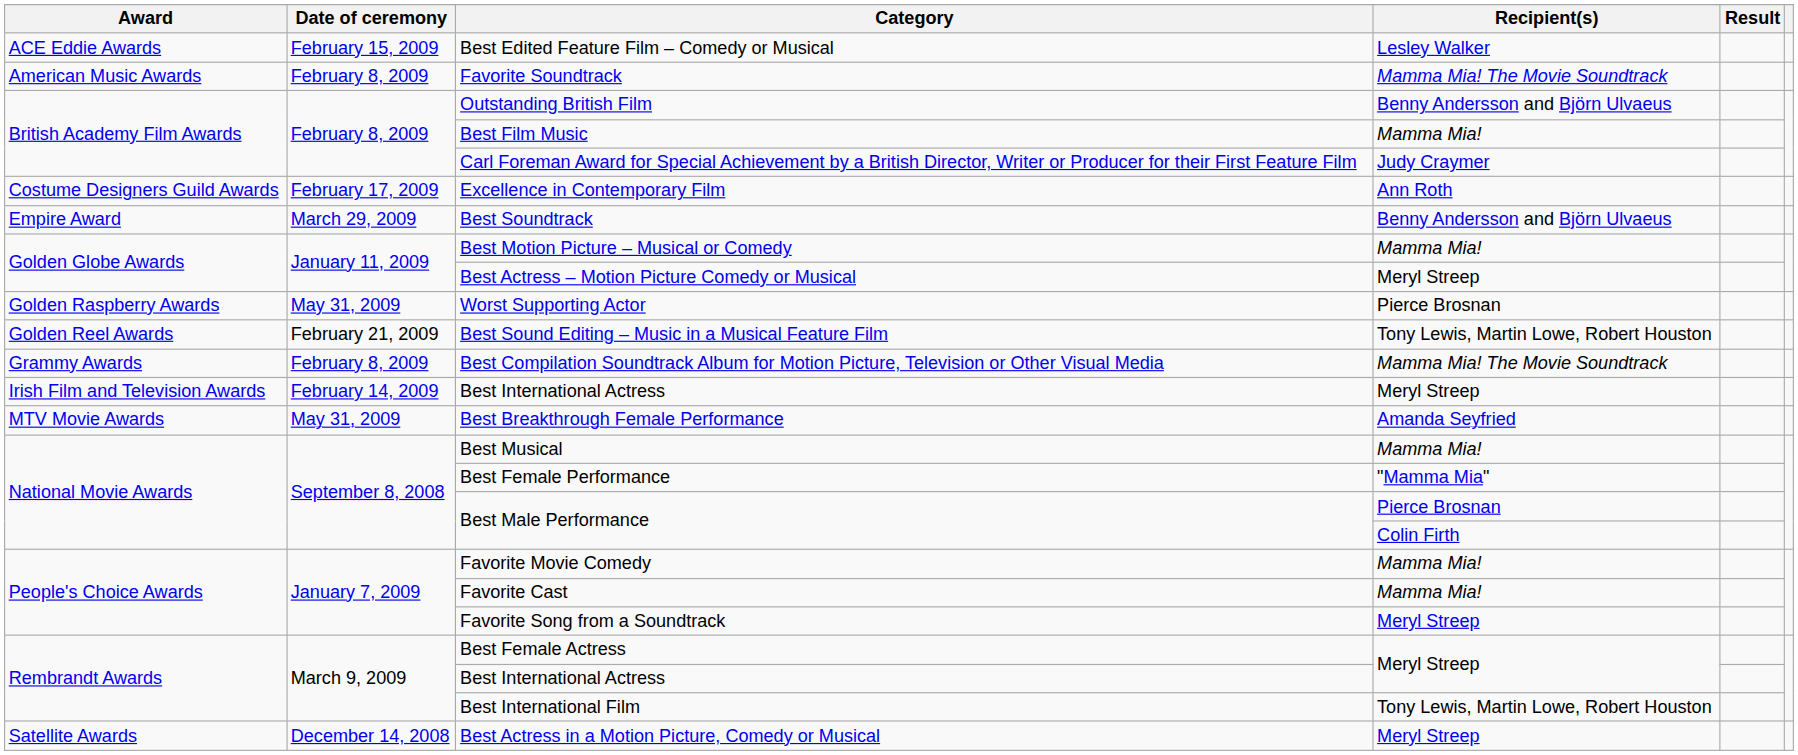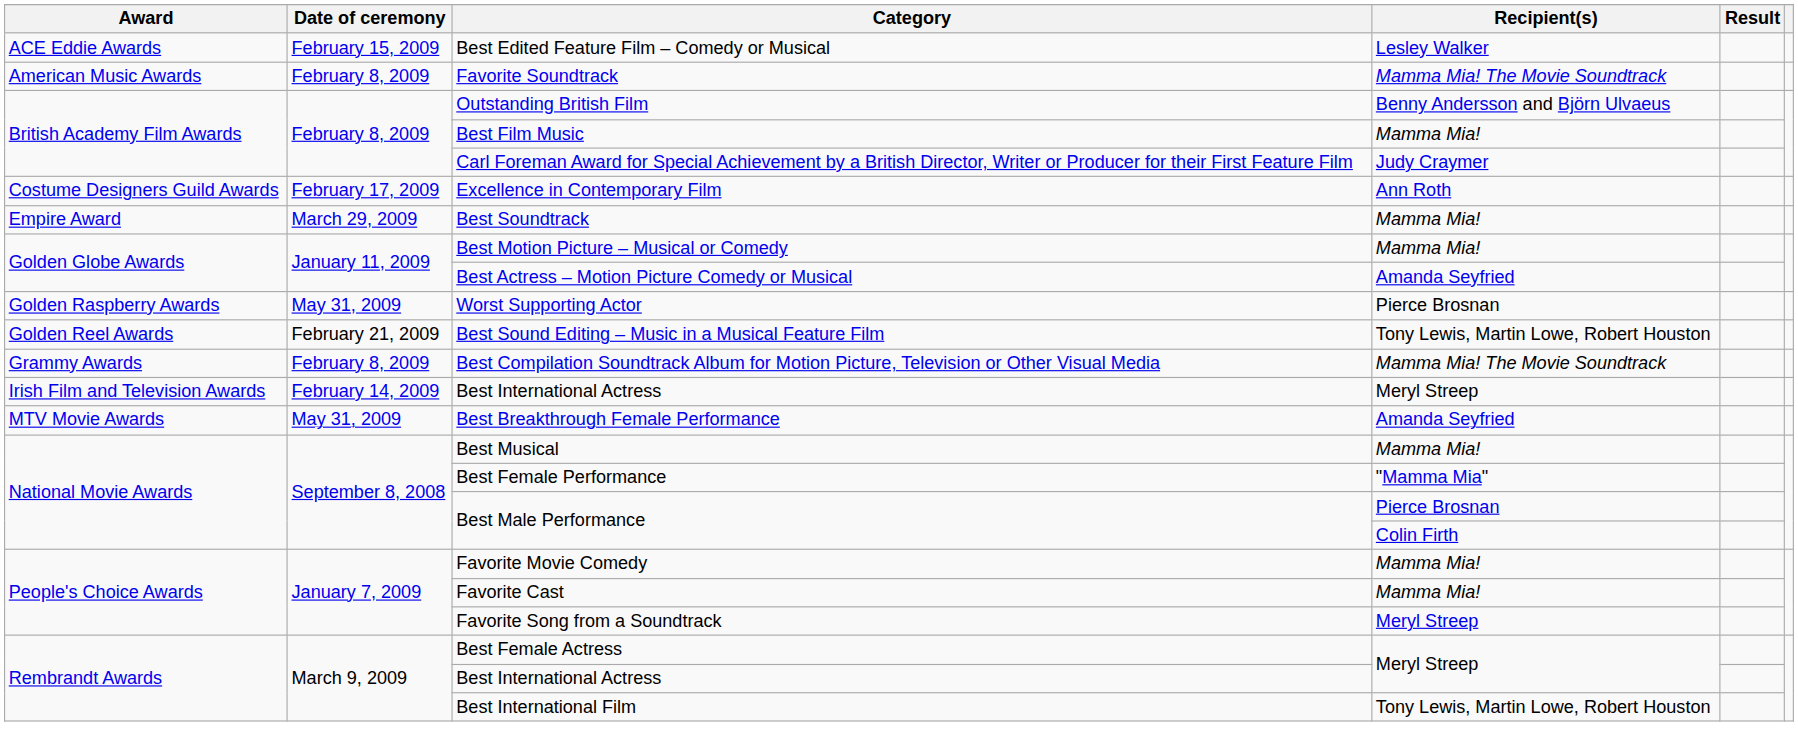(1524, 219) Benny Andersson and Björn Ulvaeus -> (1428, 219) Mamma Mia!
(1428, 276) Meryl Streep -> (1445, 276) Amanda Seyfried
- row: (73, 735)
